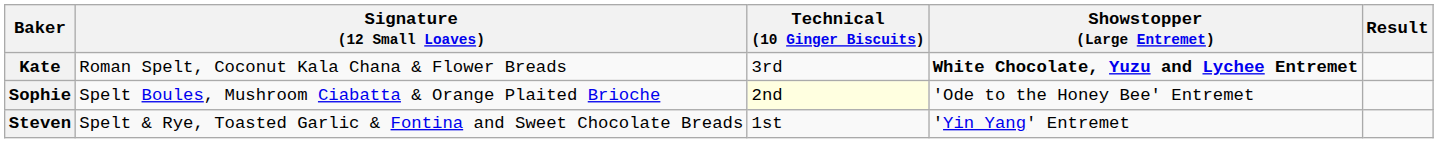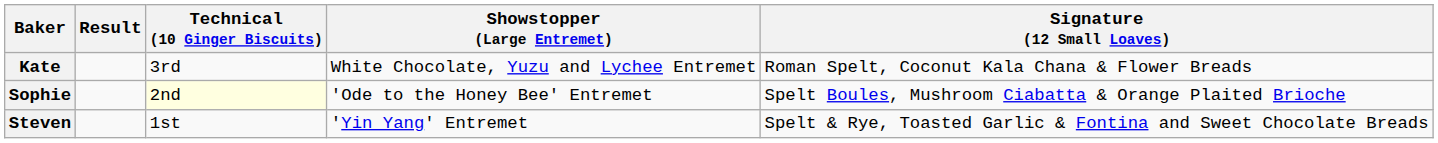columns swapped: (411, 28) <-> (1397, 29)
(1145, 67) bold -> (544, 67) normal
